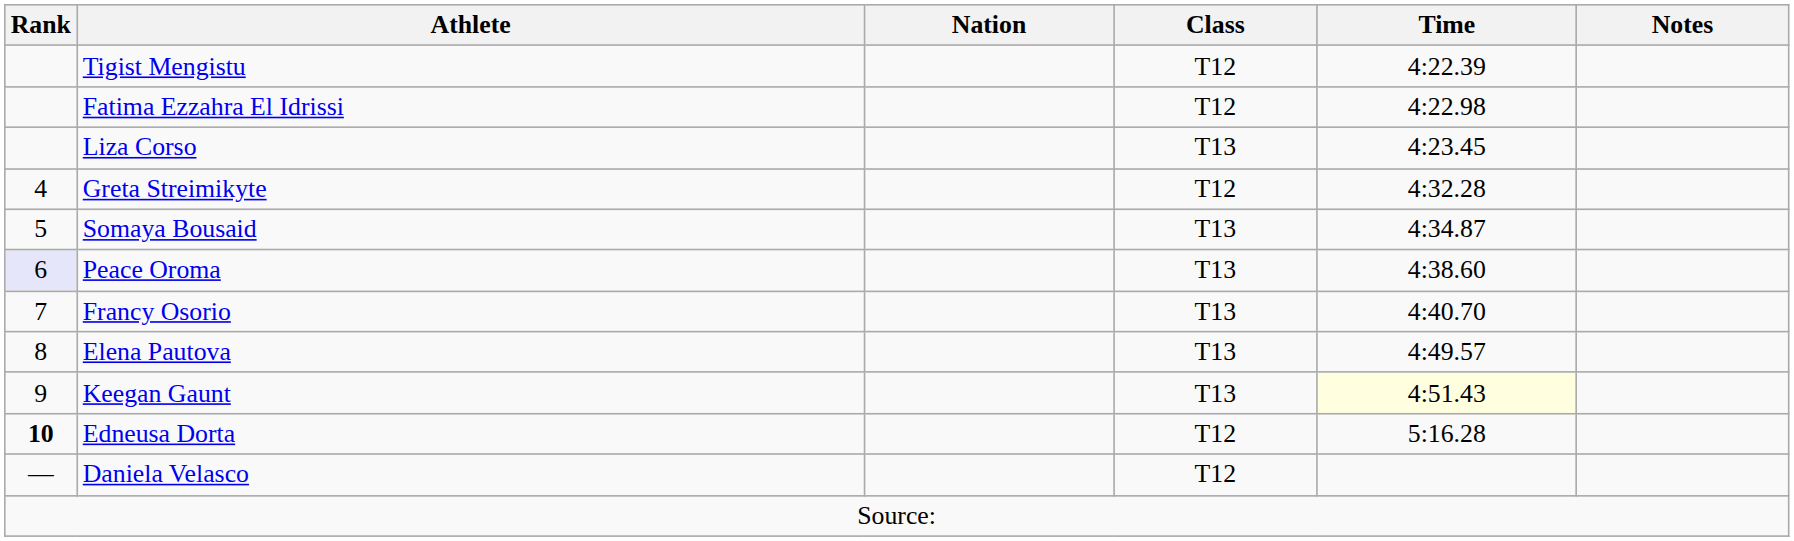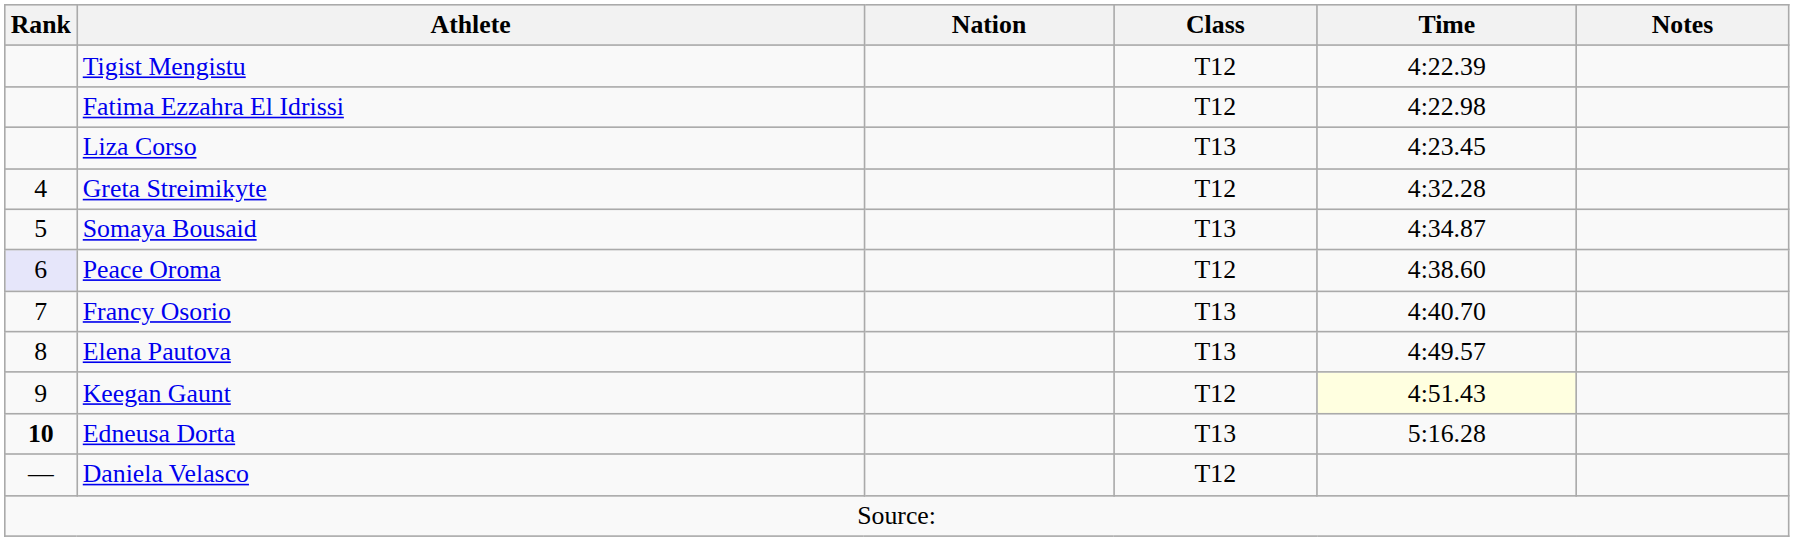(1215, 270) T13 -> (1215, 270) T12
(1215, 392) T13 -> (1215, 392) T12
(1215, 433) T12 -> (1215, 433) T13
